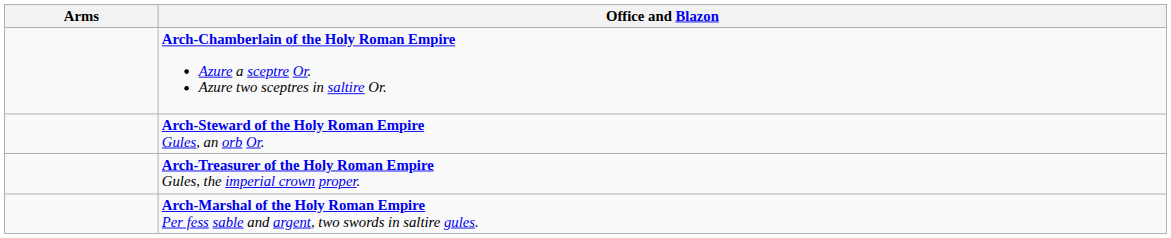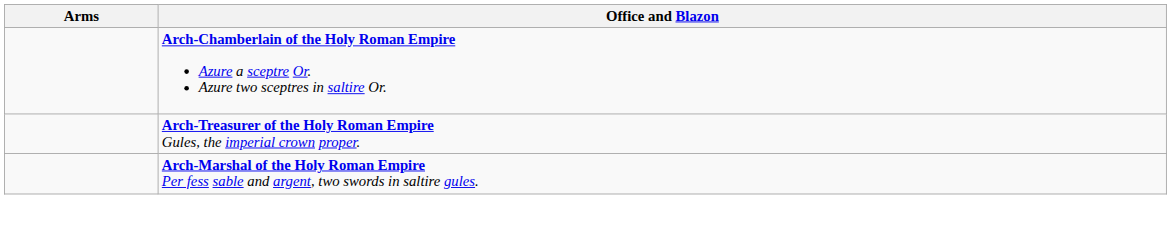- row: (293, 133)
